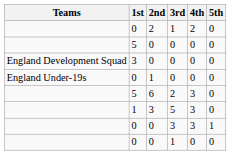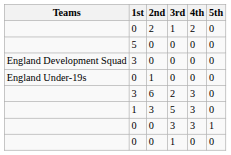(134, 93) 5 -> (134, 93) 3
